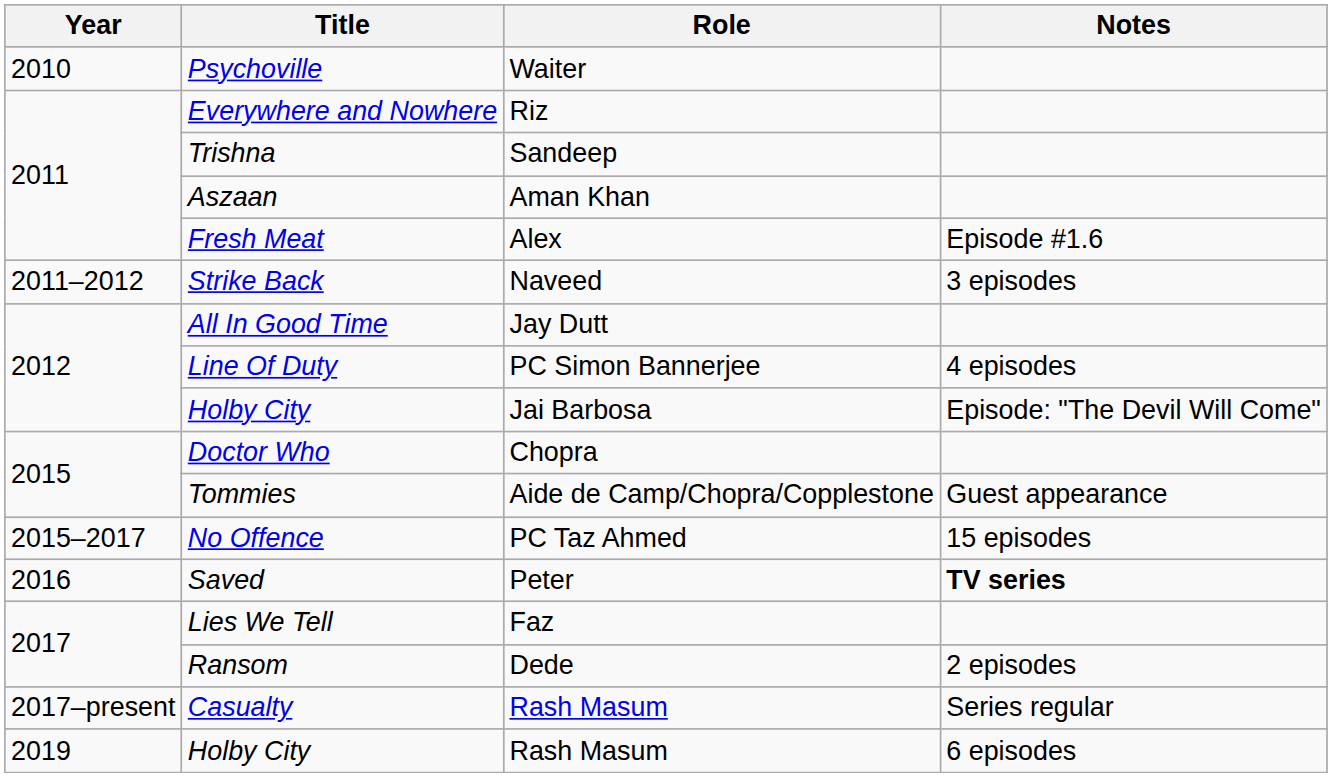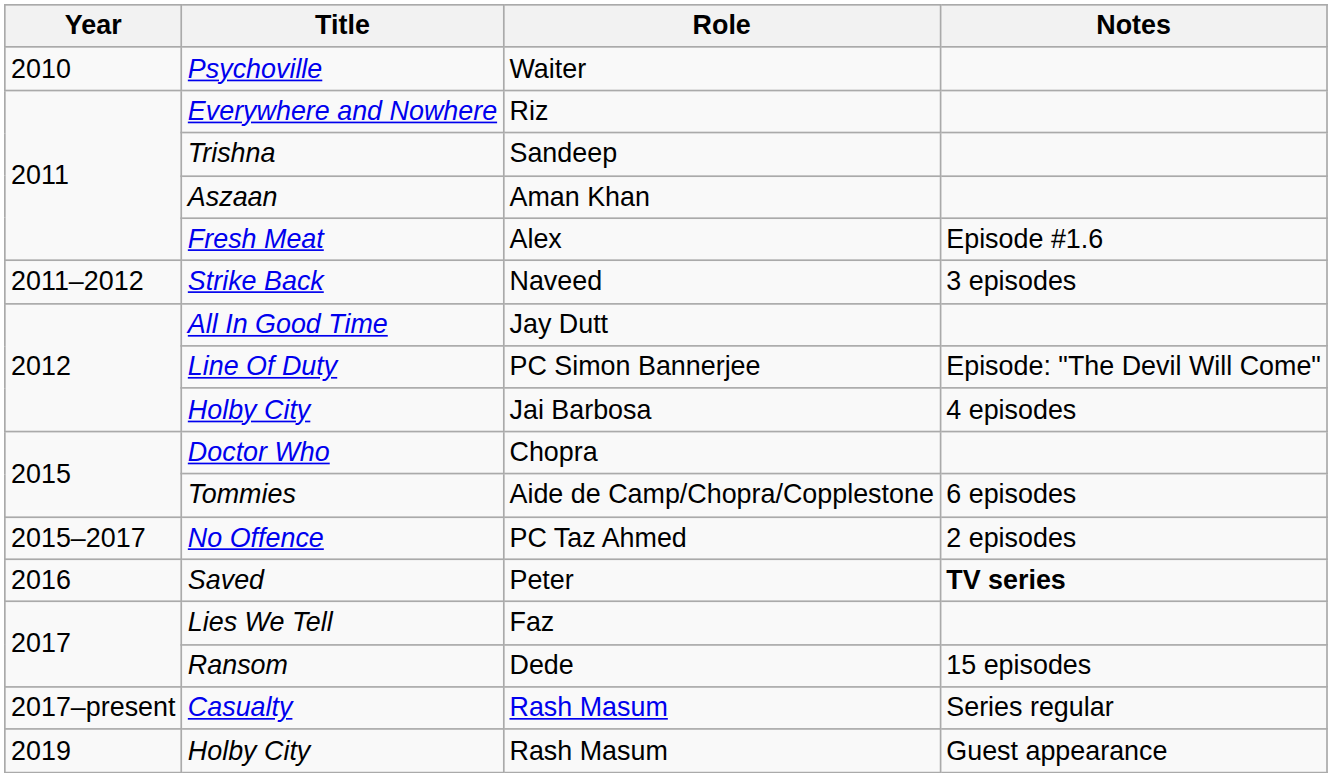(1011, 366) 4 episodes -> (1134, 366) Episode: "The Devil Will Come"
(1134, 409) Episode: "The Devil Will Come" -> (1011, 409) 4 episodes
(1057, 494) Guest appearance -> (1011, 494) 6 episodes
(1019, 537) 15 episodes -> (1011, 537) 2 episodes
(1011, 665) 2 episodes -> (1019, 665) 15 episodes
(1011, 750) 6 episodes -> (1057, 750) Guest appearance
